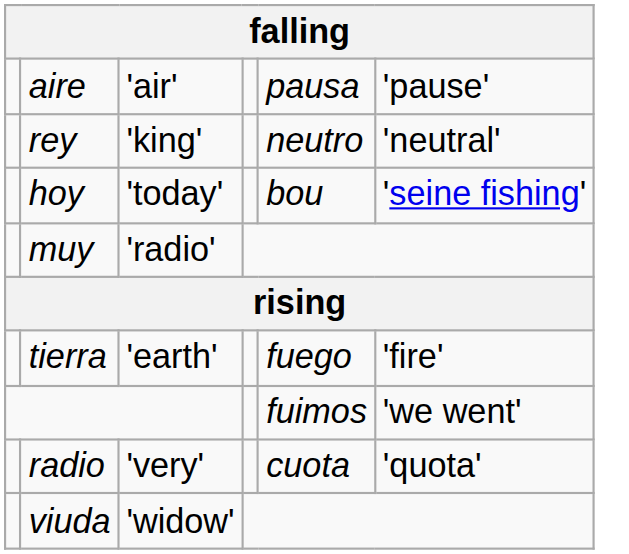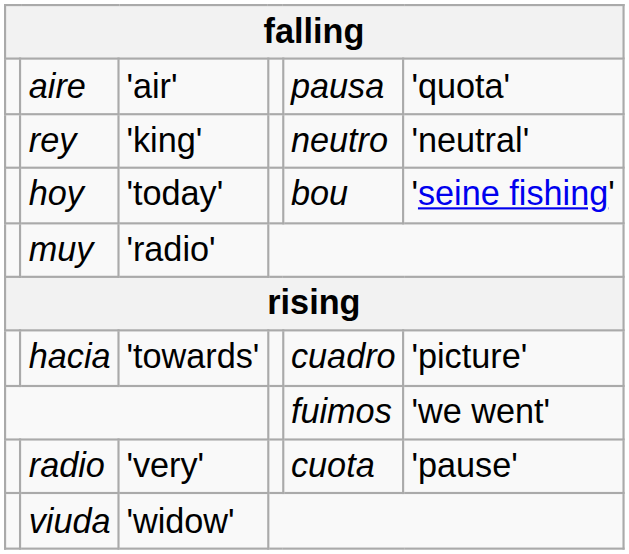(436, 85) 'pause' -> (461, 85) 'quota'
+ row: (70, 357)
- row: (68, 357)
(432, 466) 'quota' -> (465, 466) 'pause'
